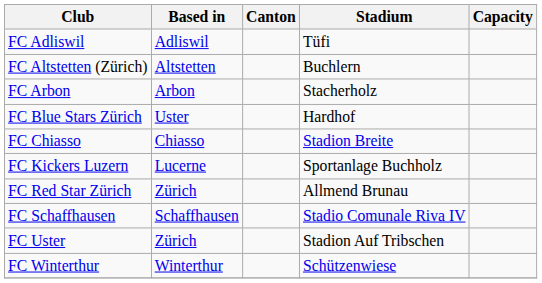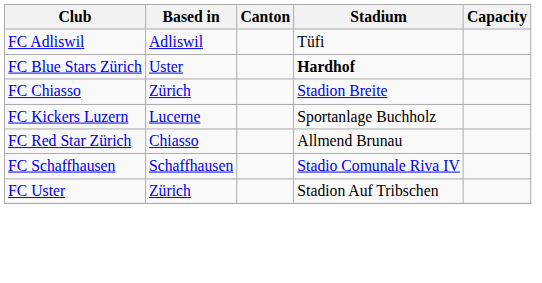- row: (78, 66)
- row: (39, 91)
(329, 116) normal -> (326, 66) bold
(180, 141) Chiasso -> (170, 91) Zürich
(176, 191) Zürich -> (174, 141) Chiasso
- row: (54, 265)
